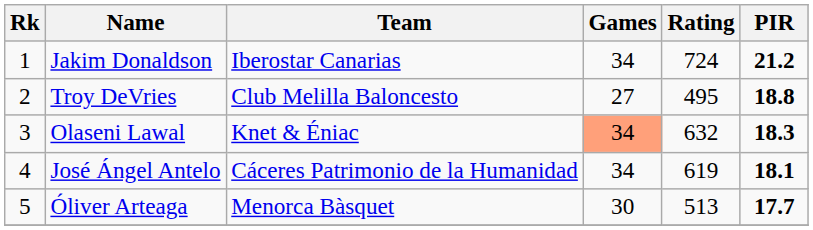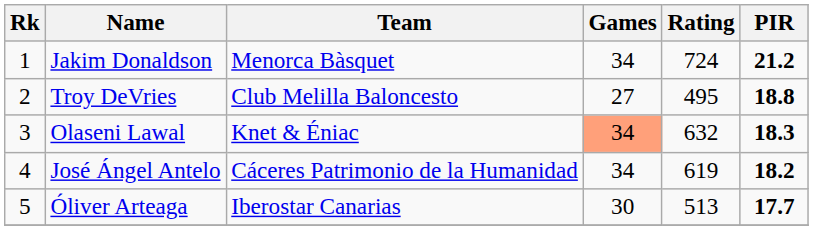(316, 59) Iberostar Canarias -> (313, 59) Menorca Bàsquet
(774, 170) 18.1 -> (774, 170) 18.2
(313, 206) Menorca Bàsquet -> (316, 206) Iberostar Canarias
